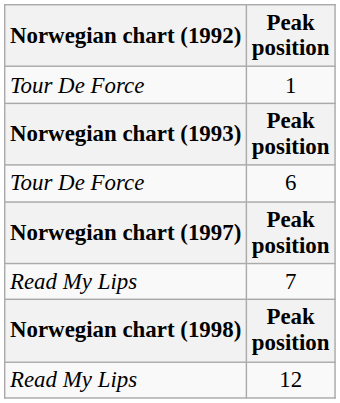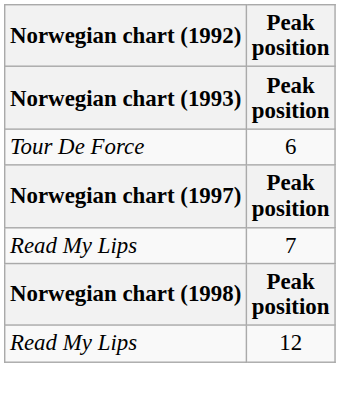- row: (291, 84)
